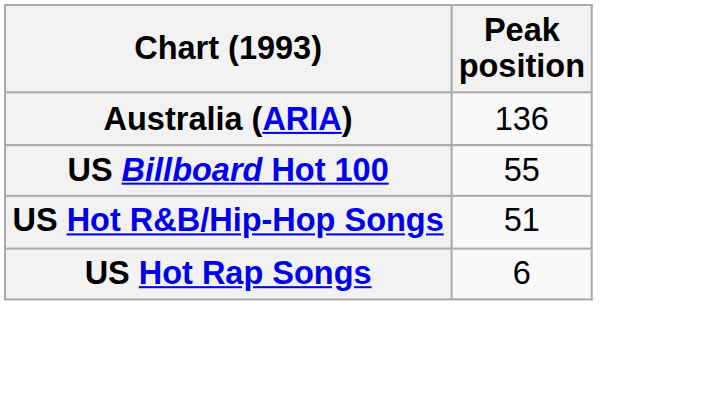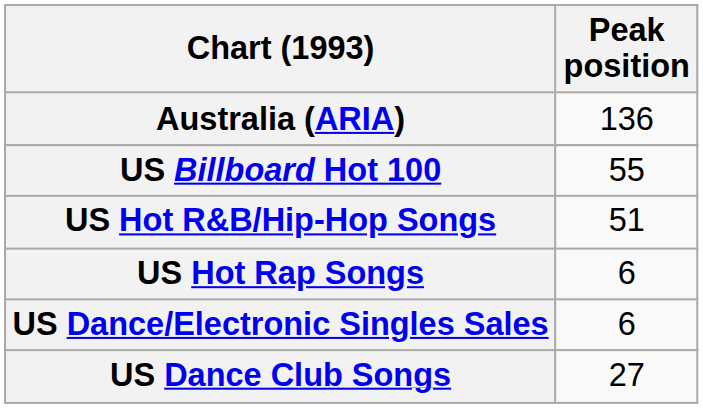+ row: (281, 324)
+ row: (281, 375)
